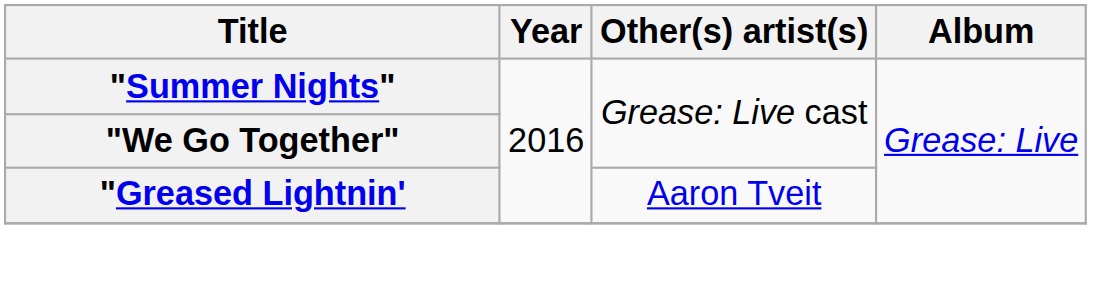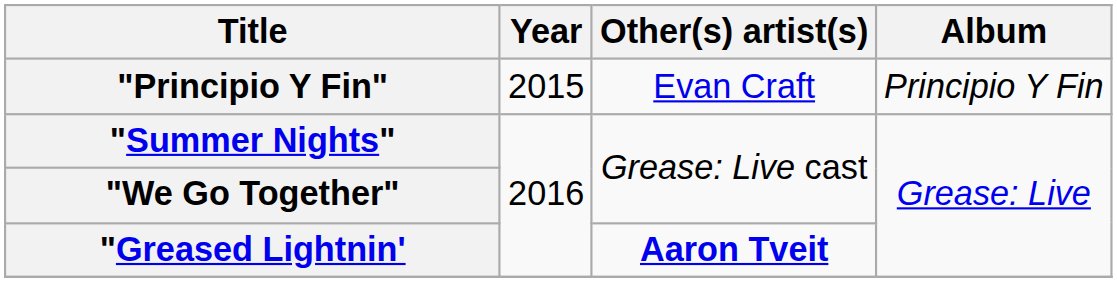+ row: (253, 85)
(734, 194) normal -> (734, 248) bold
